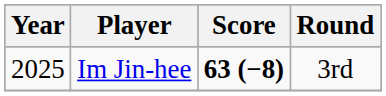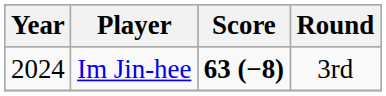(38, 68) 2025 -> (38, 68) 2024
